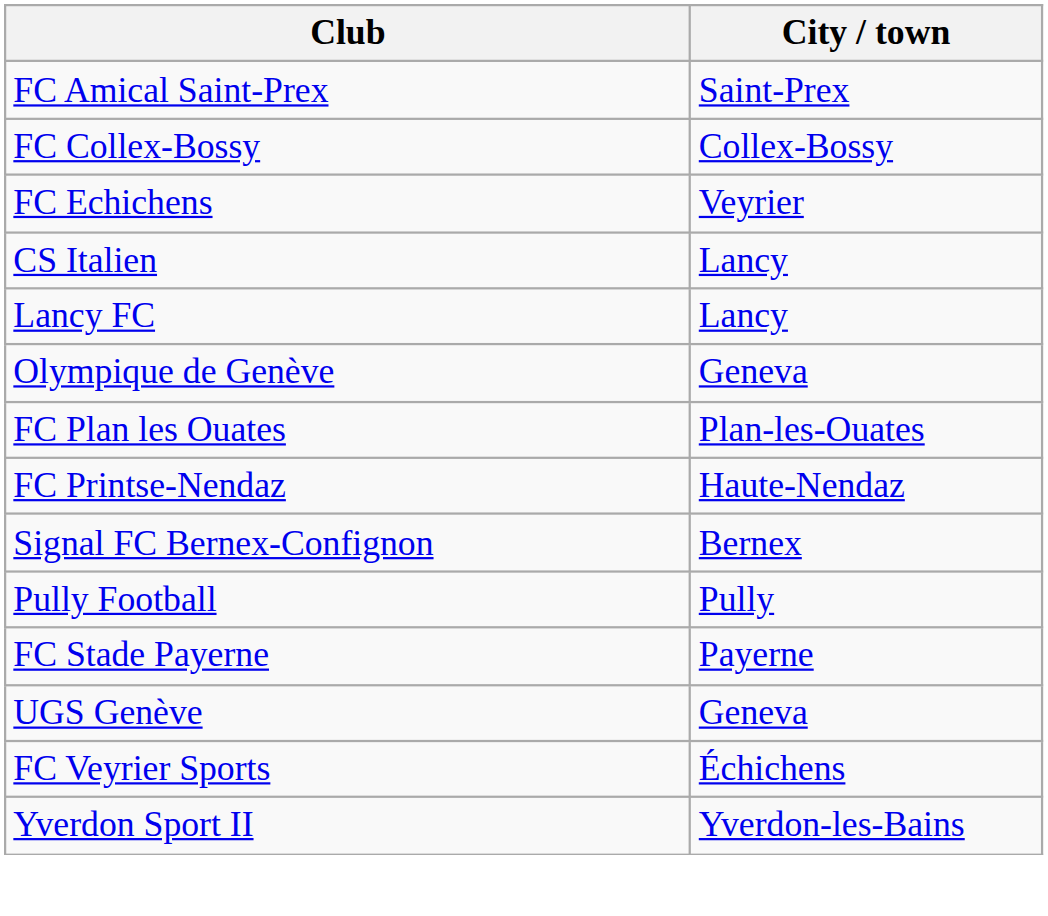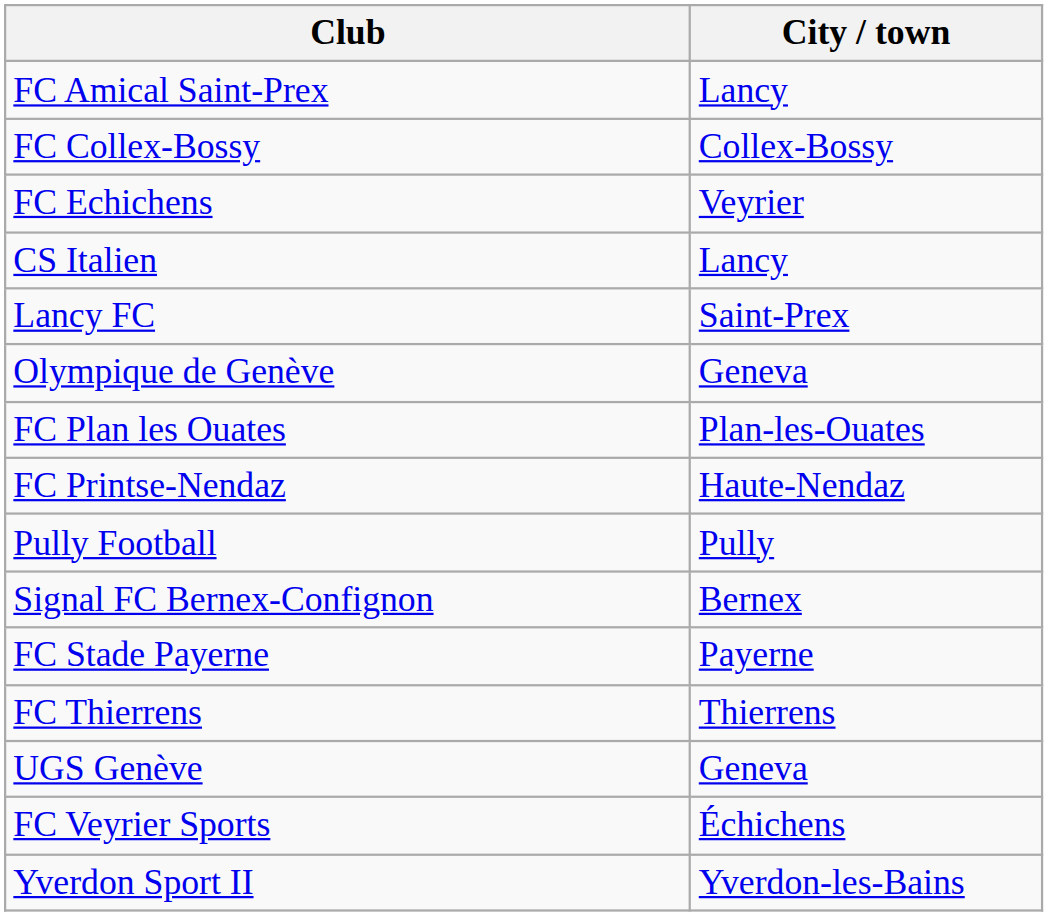(774, 89) Saint-Prex -> (743, 89) Lancy
(743, 315) Lancy -> (774, 315) Saint-Prex
rows swapped: (115, 598) <-> (223, 542)
+ row: (108, 711)
